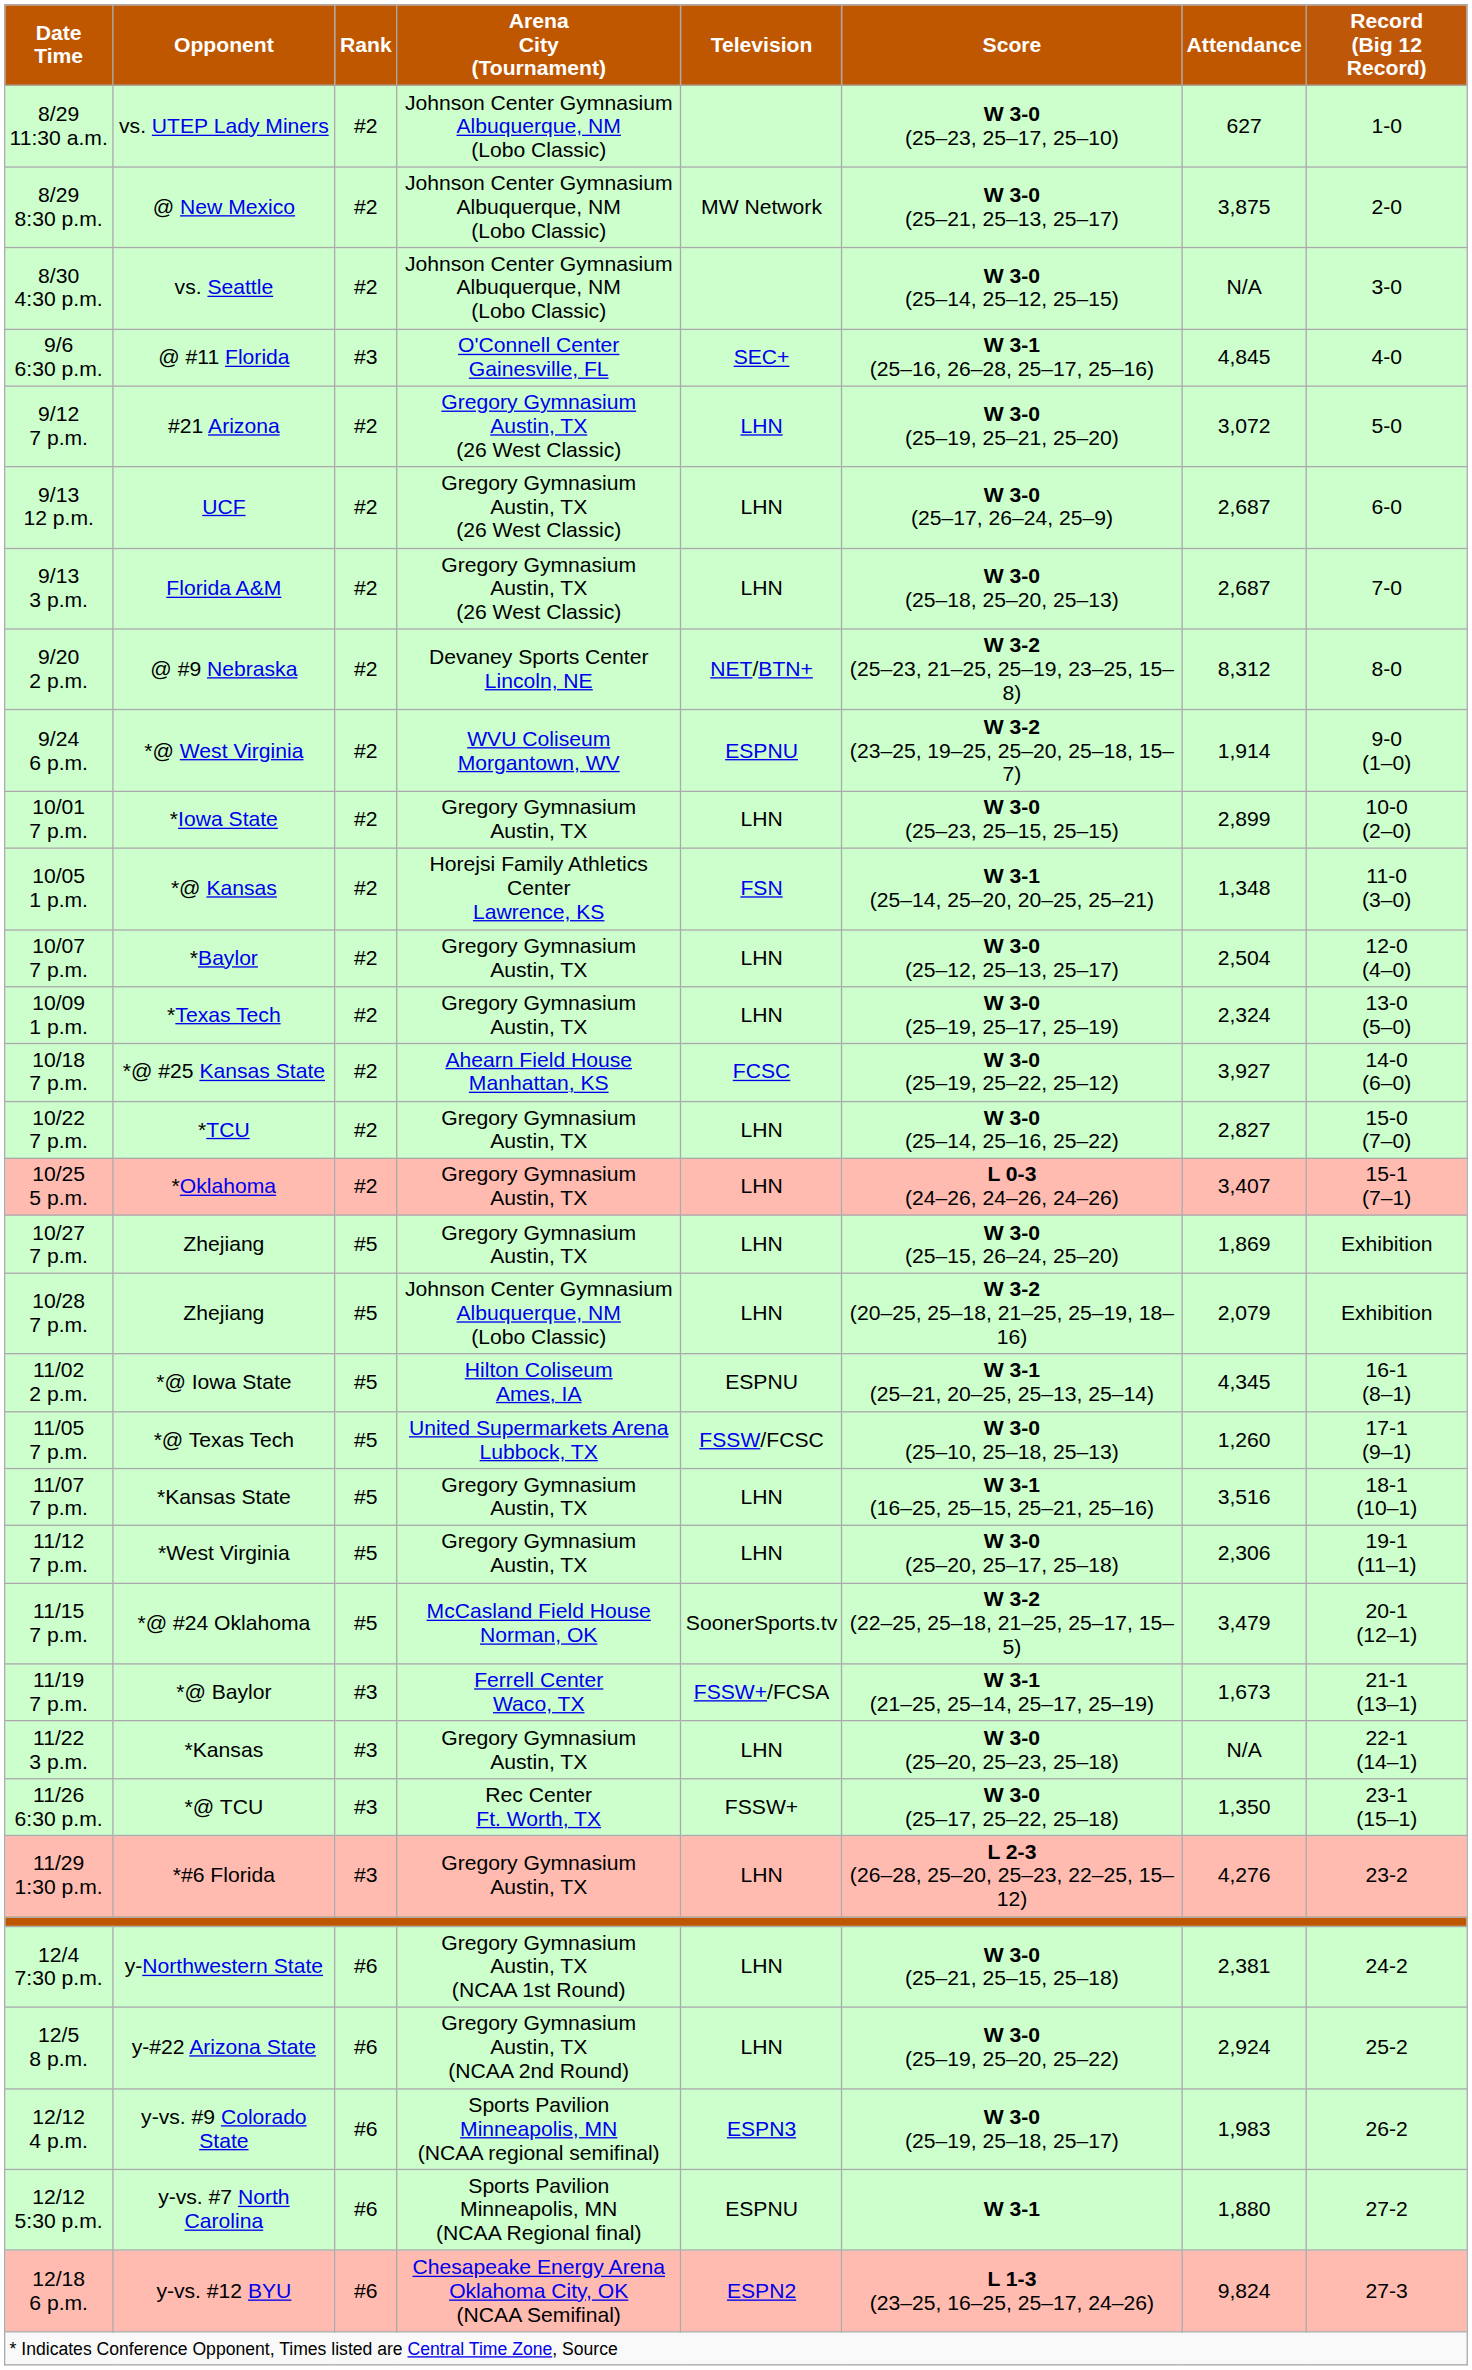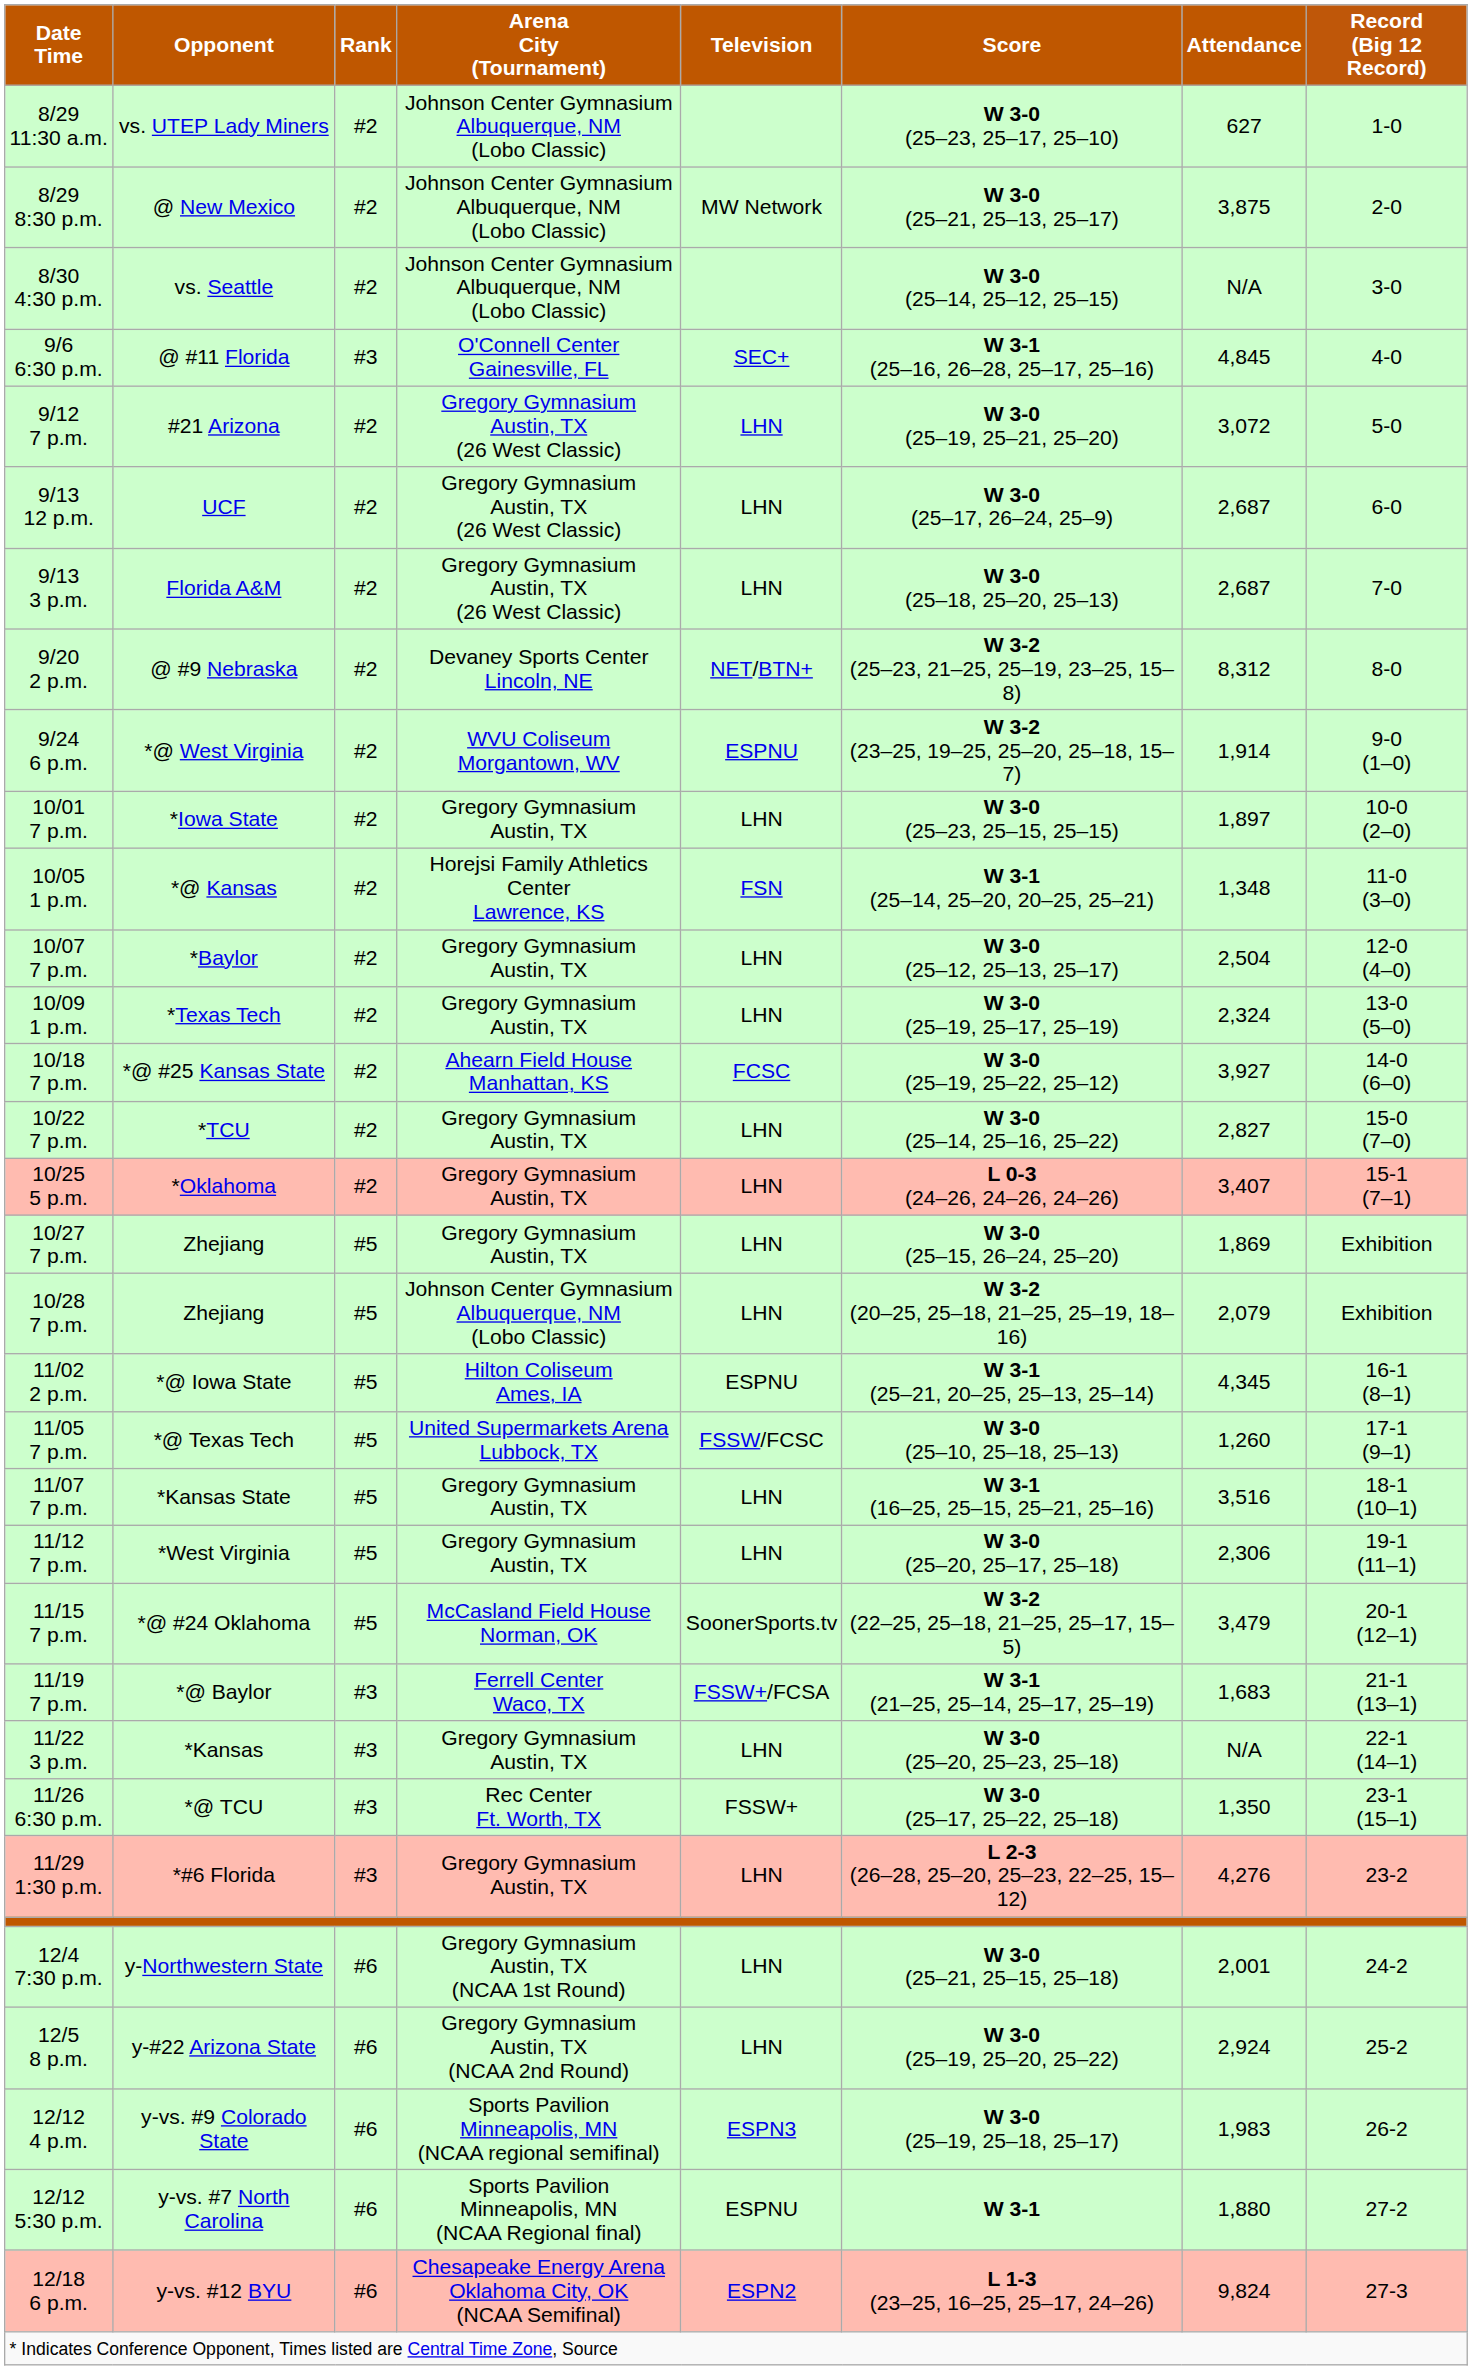(1244, 819) 2,899 -> (1244, 819) 1,897
(1244, 1692) 1,673 -> (1244, 1692) 1,683
(1244, 1966) 2,381 -> (1244, 1966) 2,001
